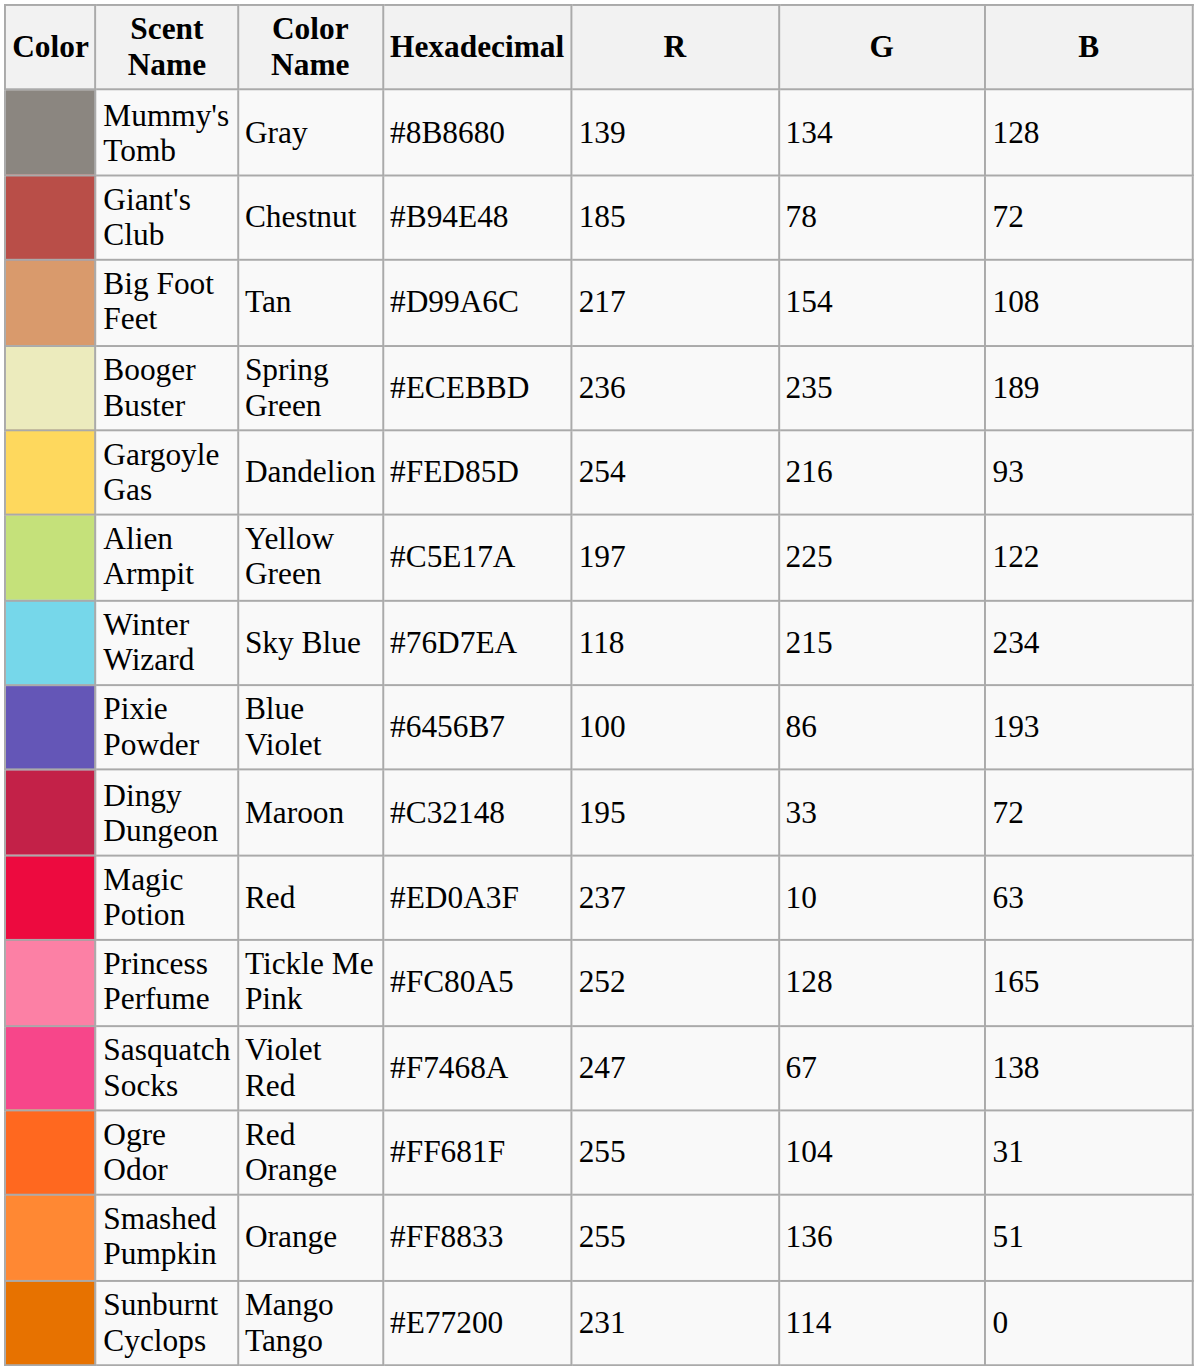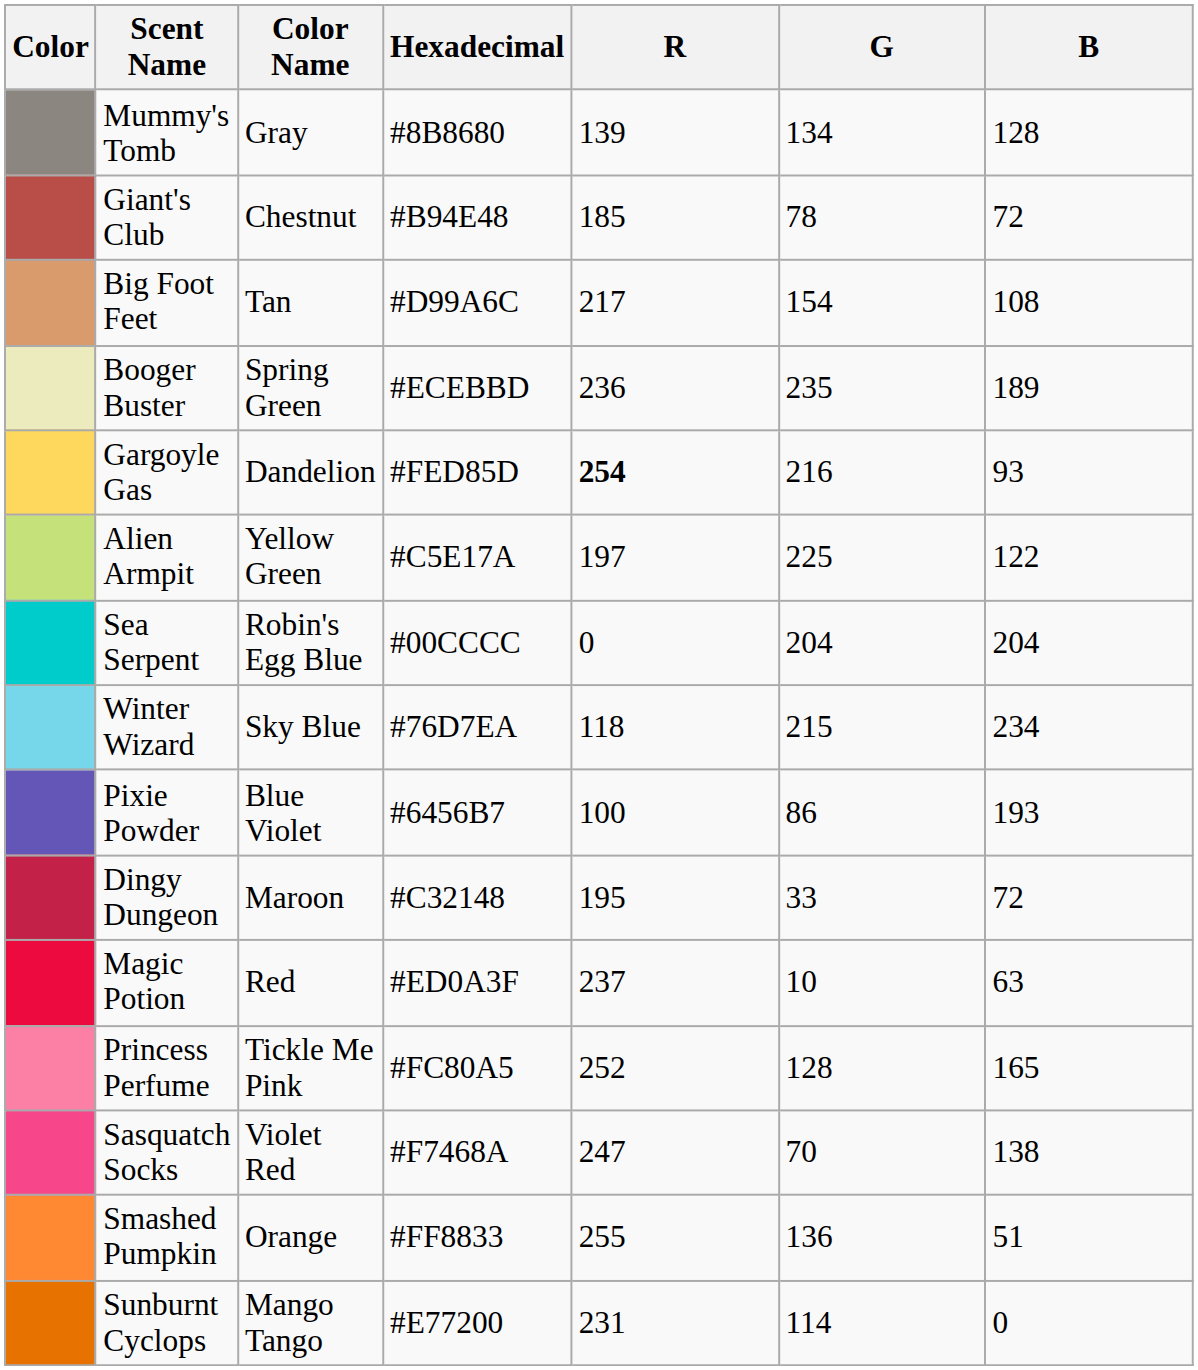(602, 472) normal -> (602, 472) bold
+ row: (151, 642)
(801, 1067) 67 -> (801, 1152) 70
- row: (136, 1152)
